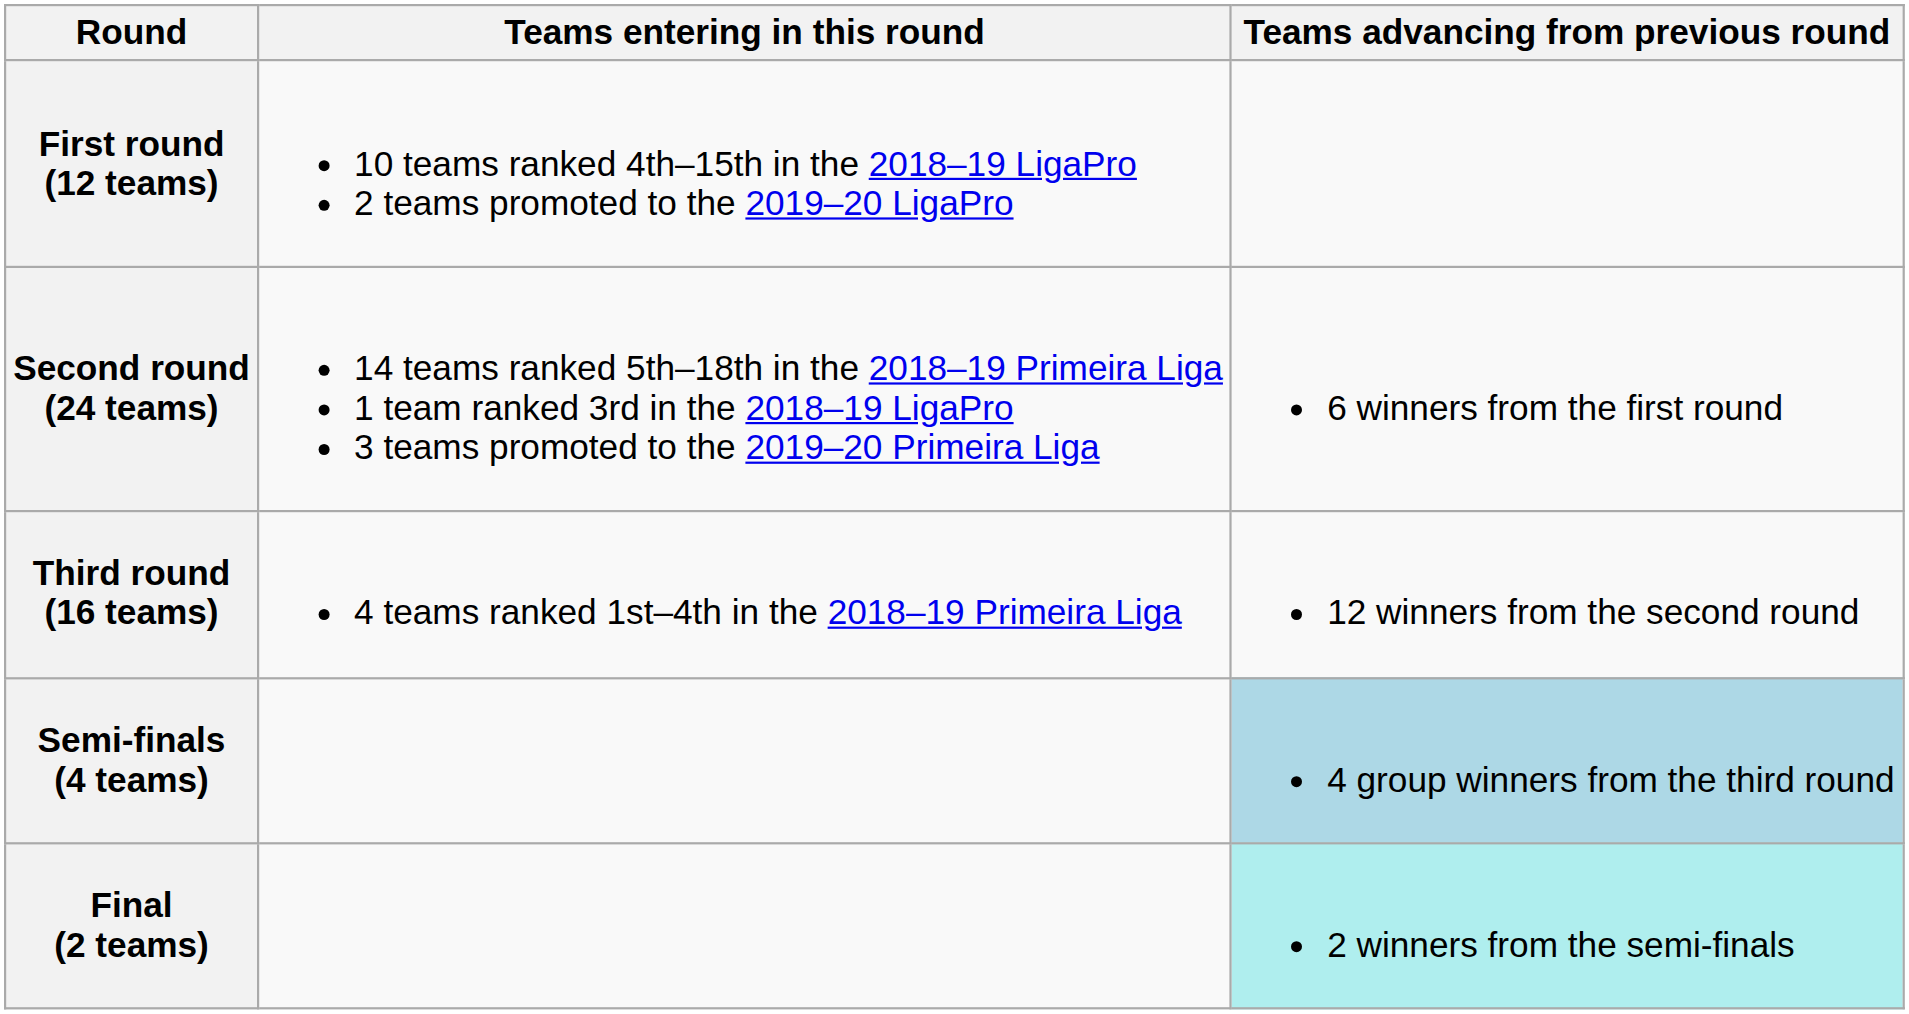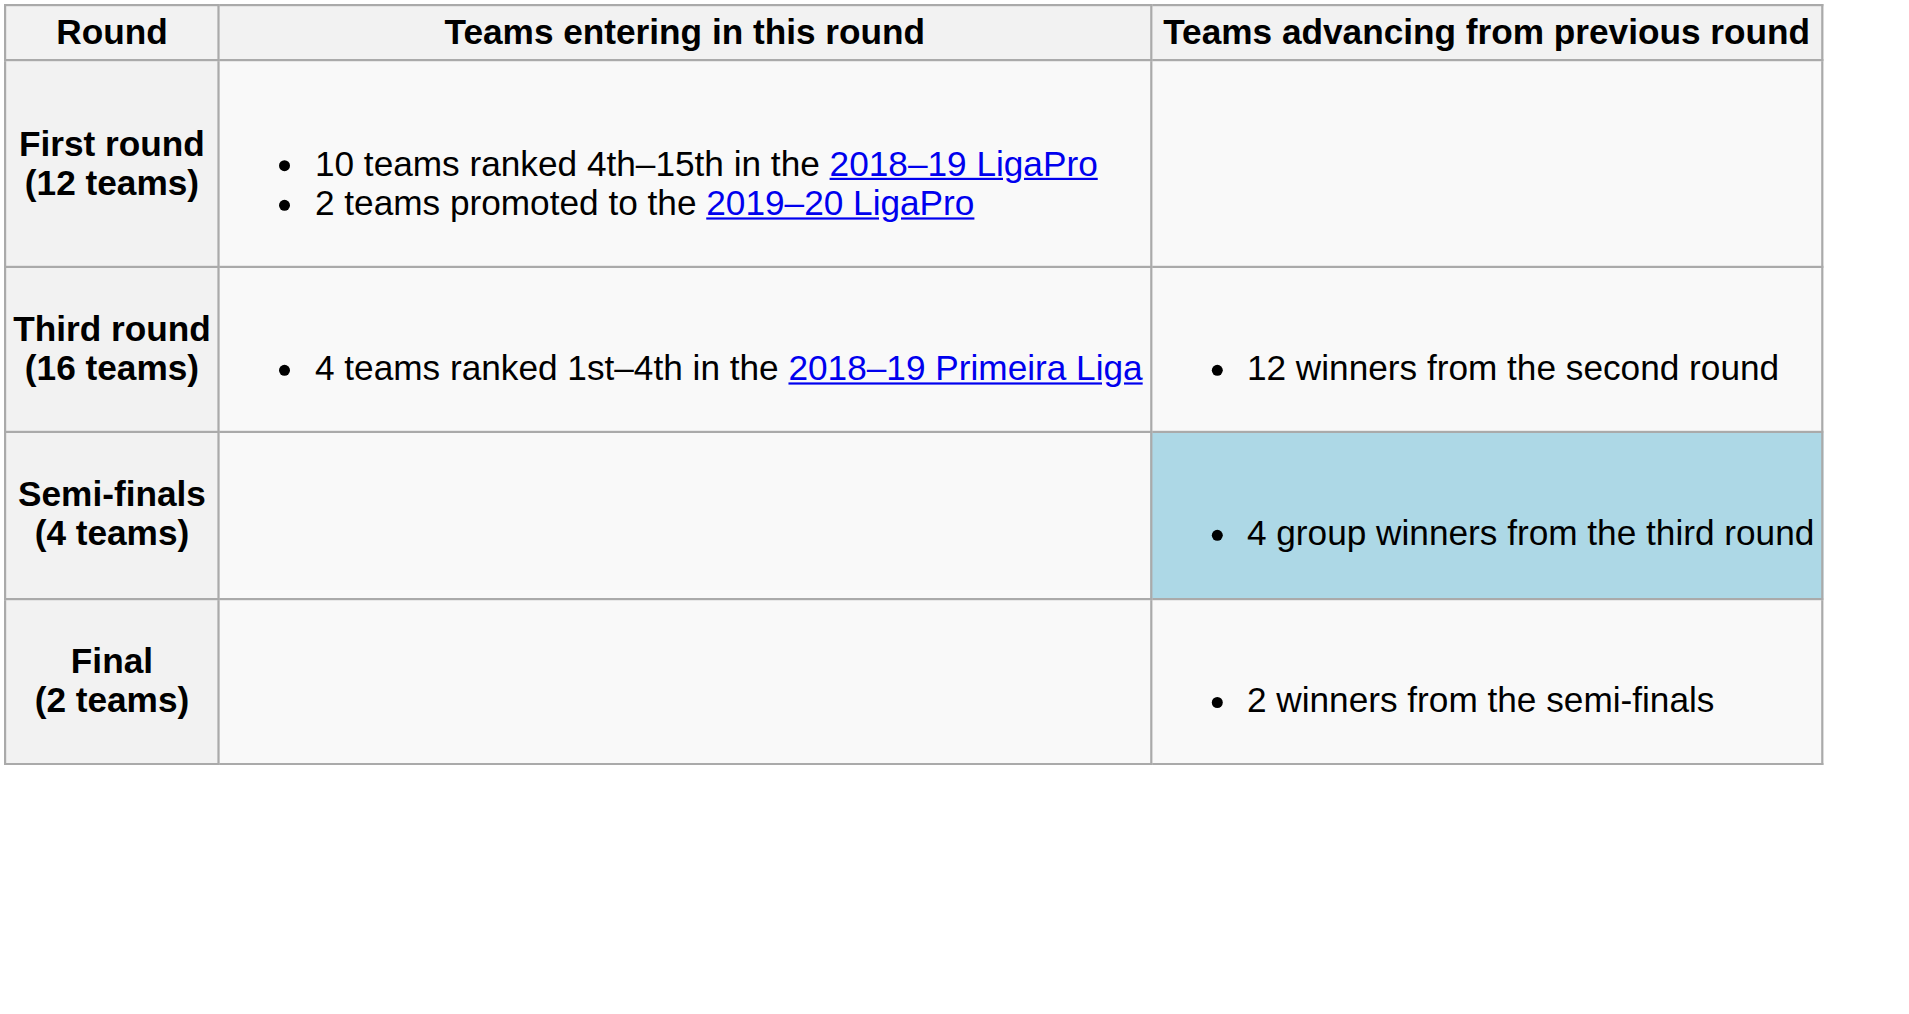- row: (132, 388)
(1567, 946) paleturquoise background -> (1487, 701) no background
